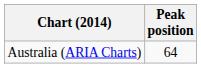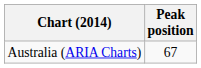(171, 52) 64 -> (171, 52) 67
